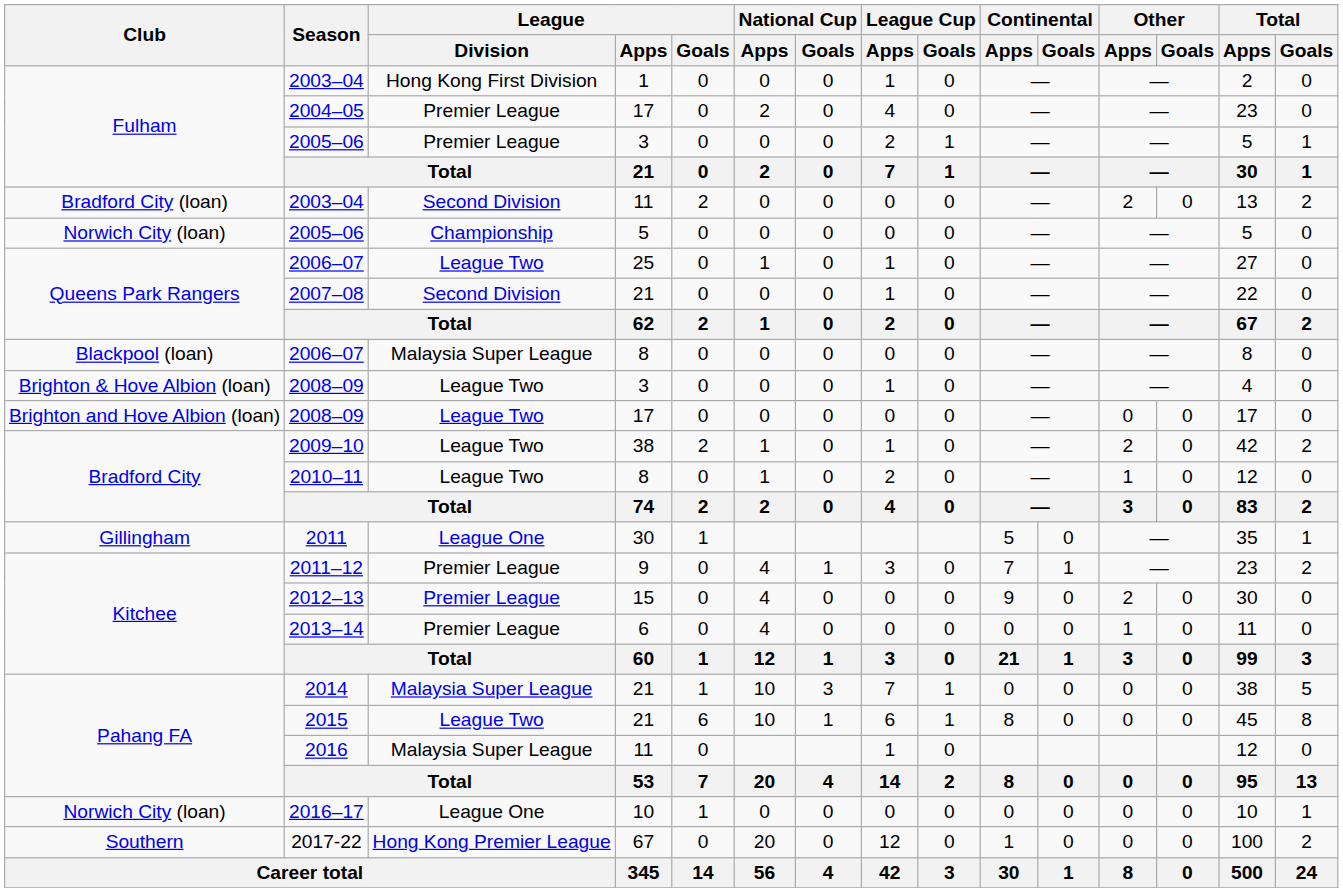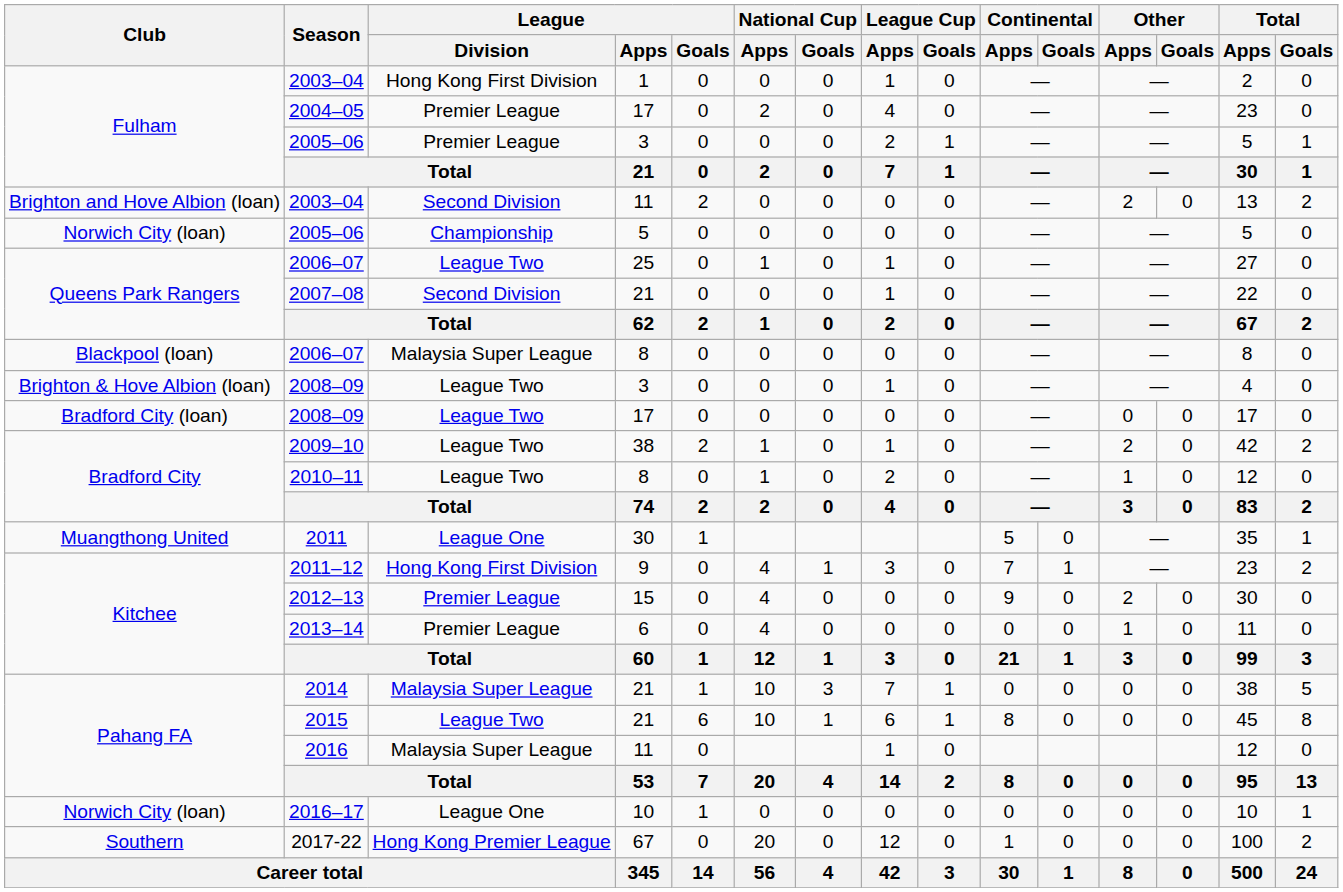(145, 202) Bradford City (loan) -> (145, 202) Brighton and Hove Albion (loan)
(145, 415) Brighton and Hove Albion (loan) -> (145, 415) Bradford City (loan)
(145, 537) Gillingham -> (145, 537) Muangthong United
(492, 567) Premier League -> (492, 567) Hong Kong First Division
